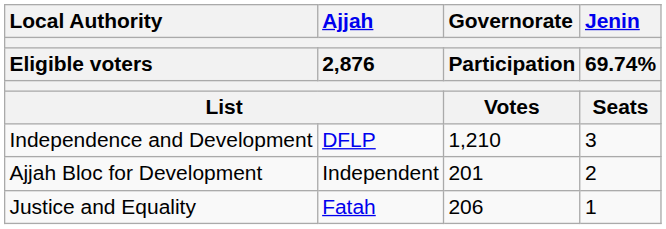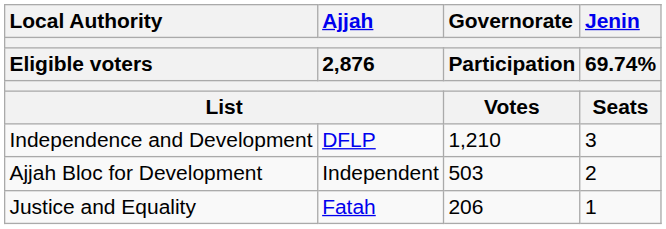(466, 173) 201 -> (466, 173) 503
